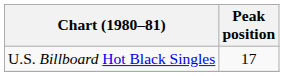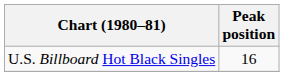(249, 58) 17 -> (249, 58) 16
